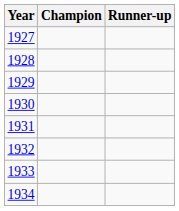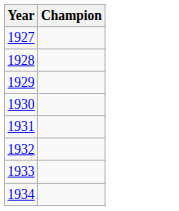- column: (140, 15)
